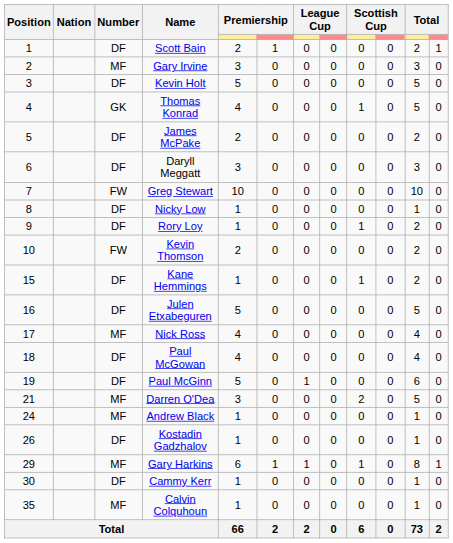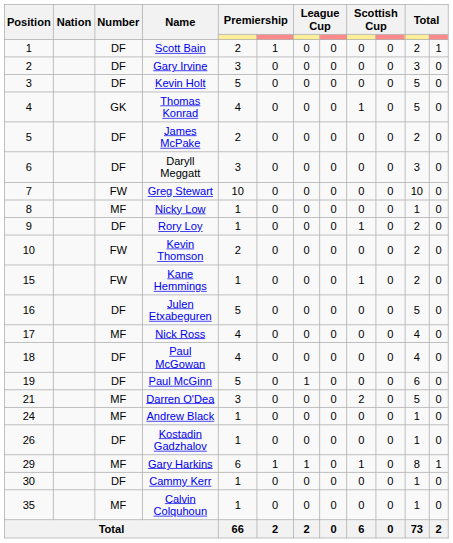(118, 66) MF -> (118, 66) DF
(118, 209) DF -> (118, 209) MF
(118, 280) DF -> (118, 280) FW
